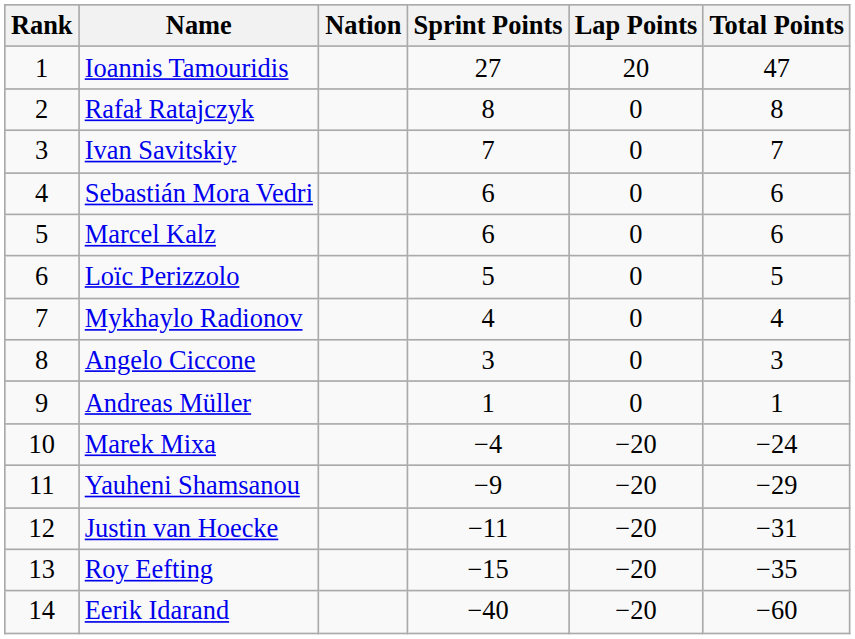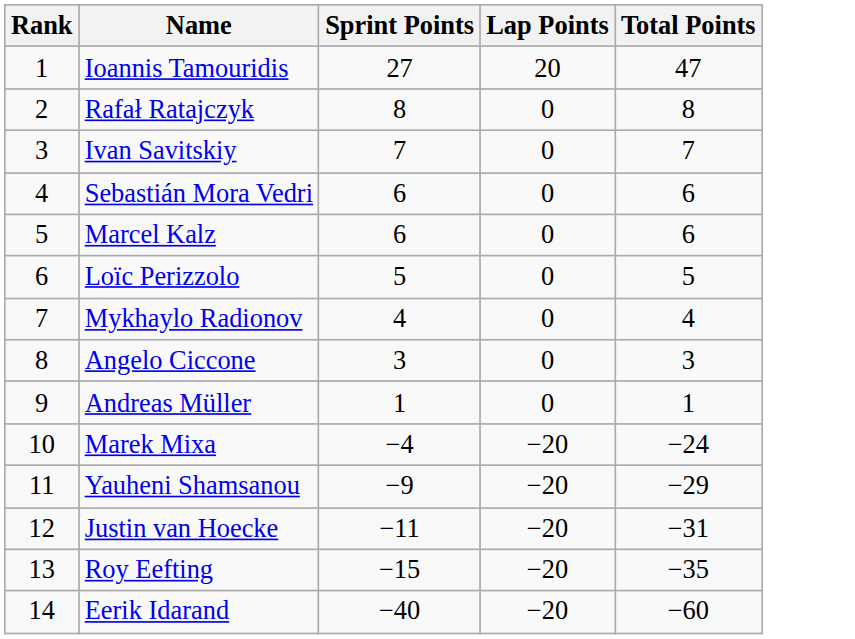- column: (363, 25)
